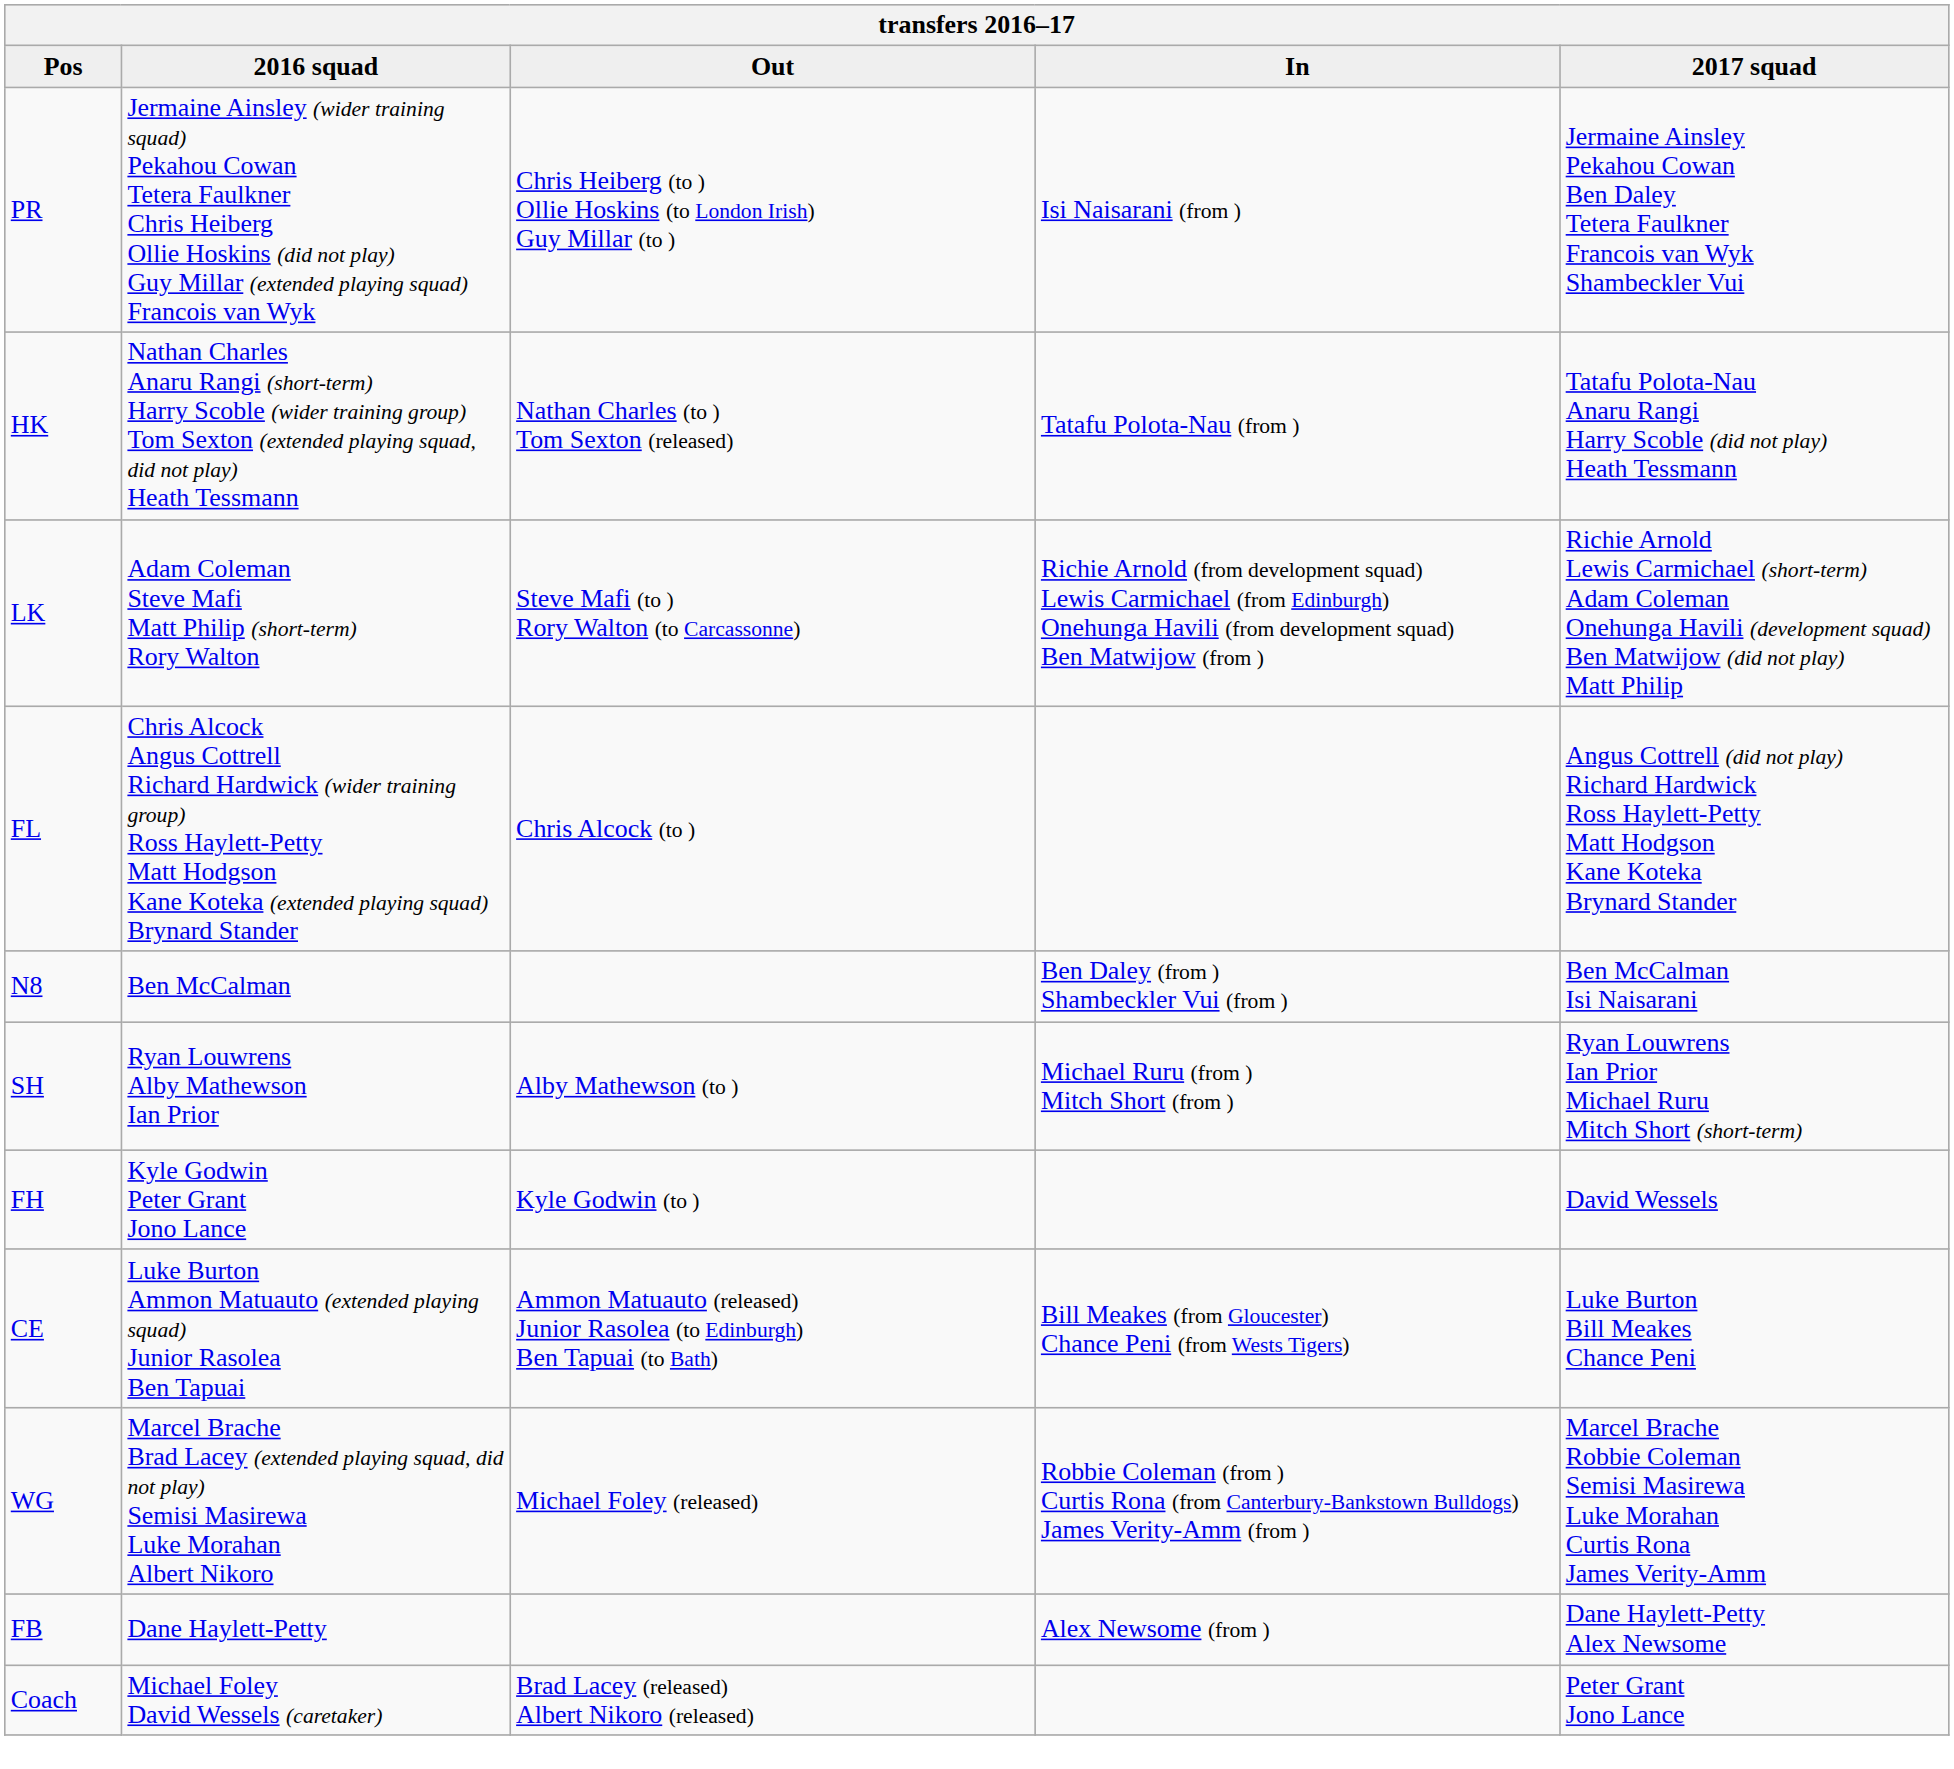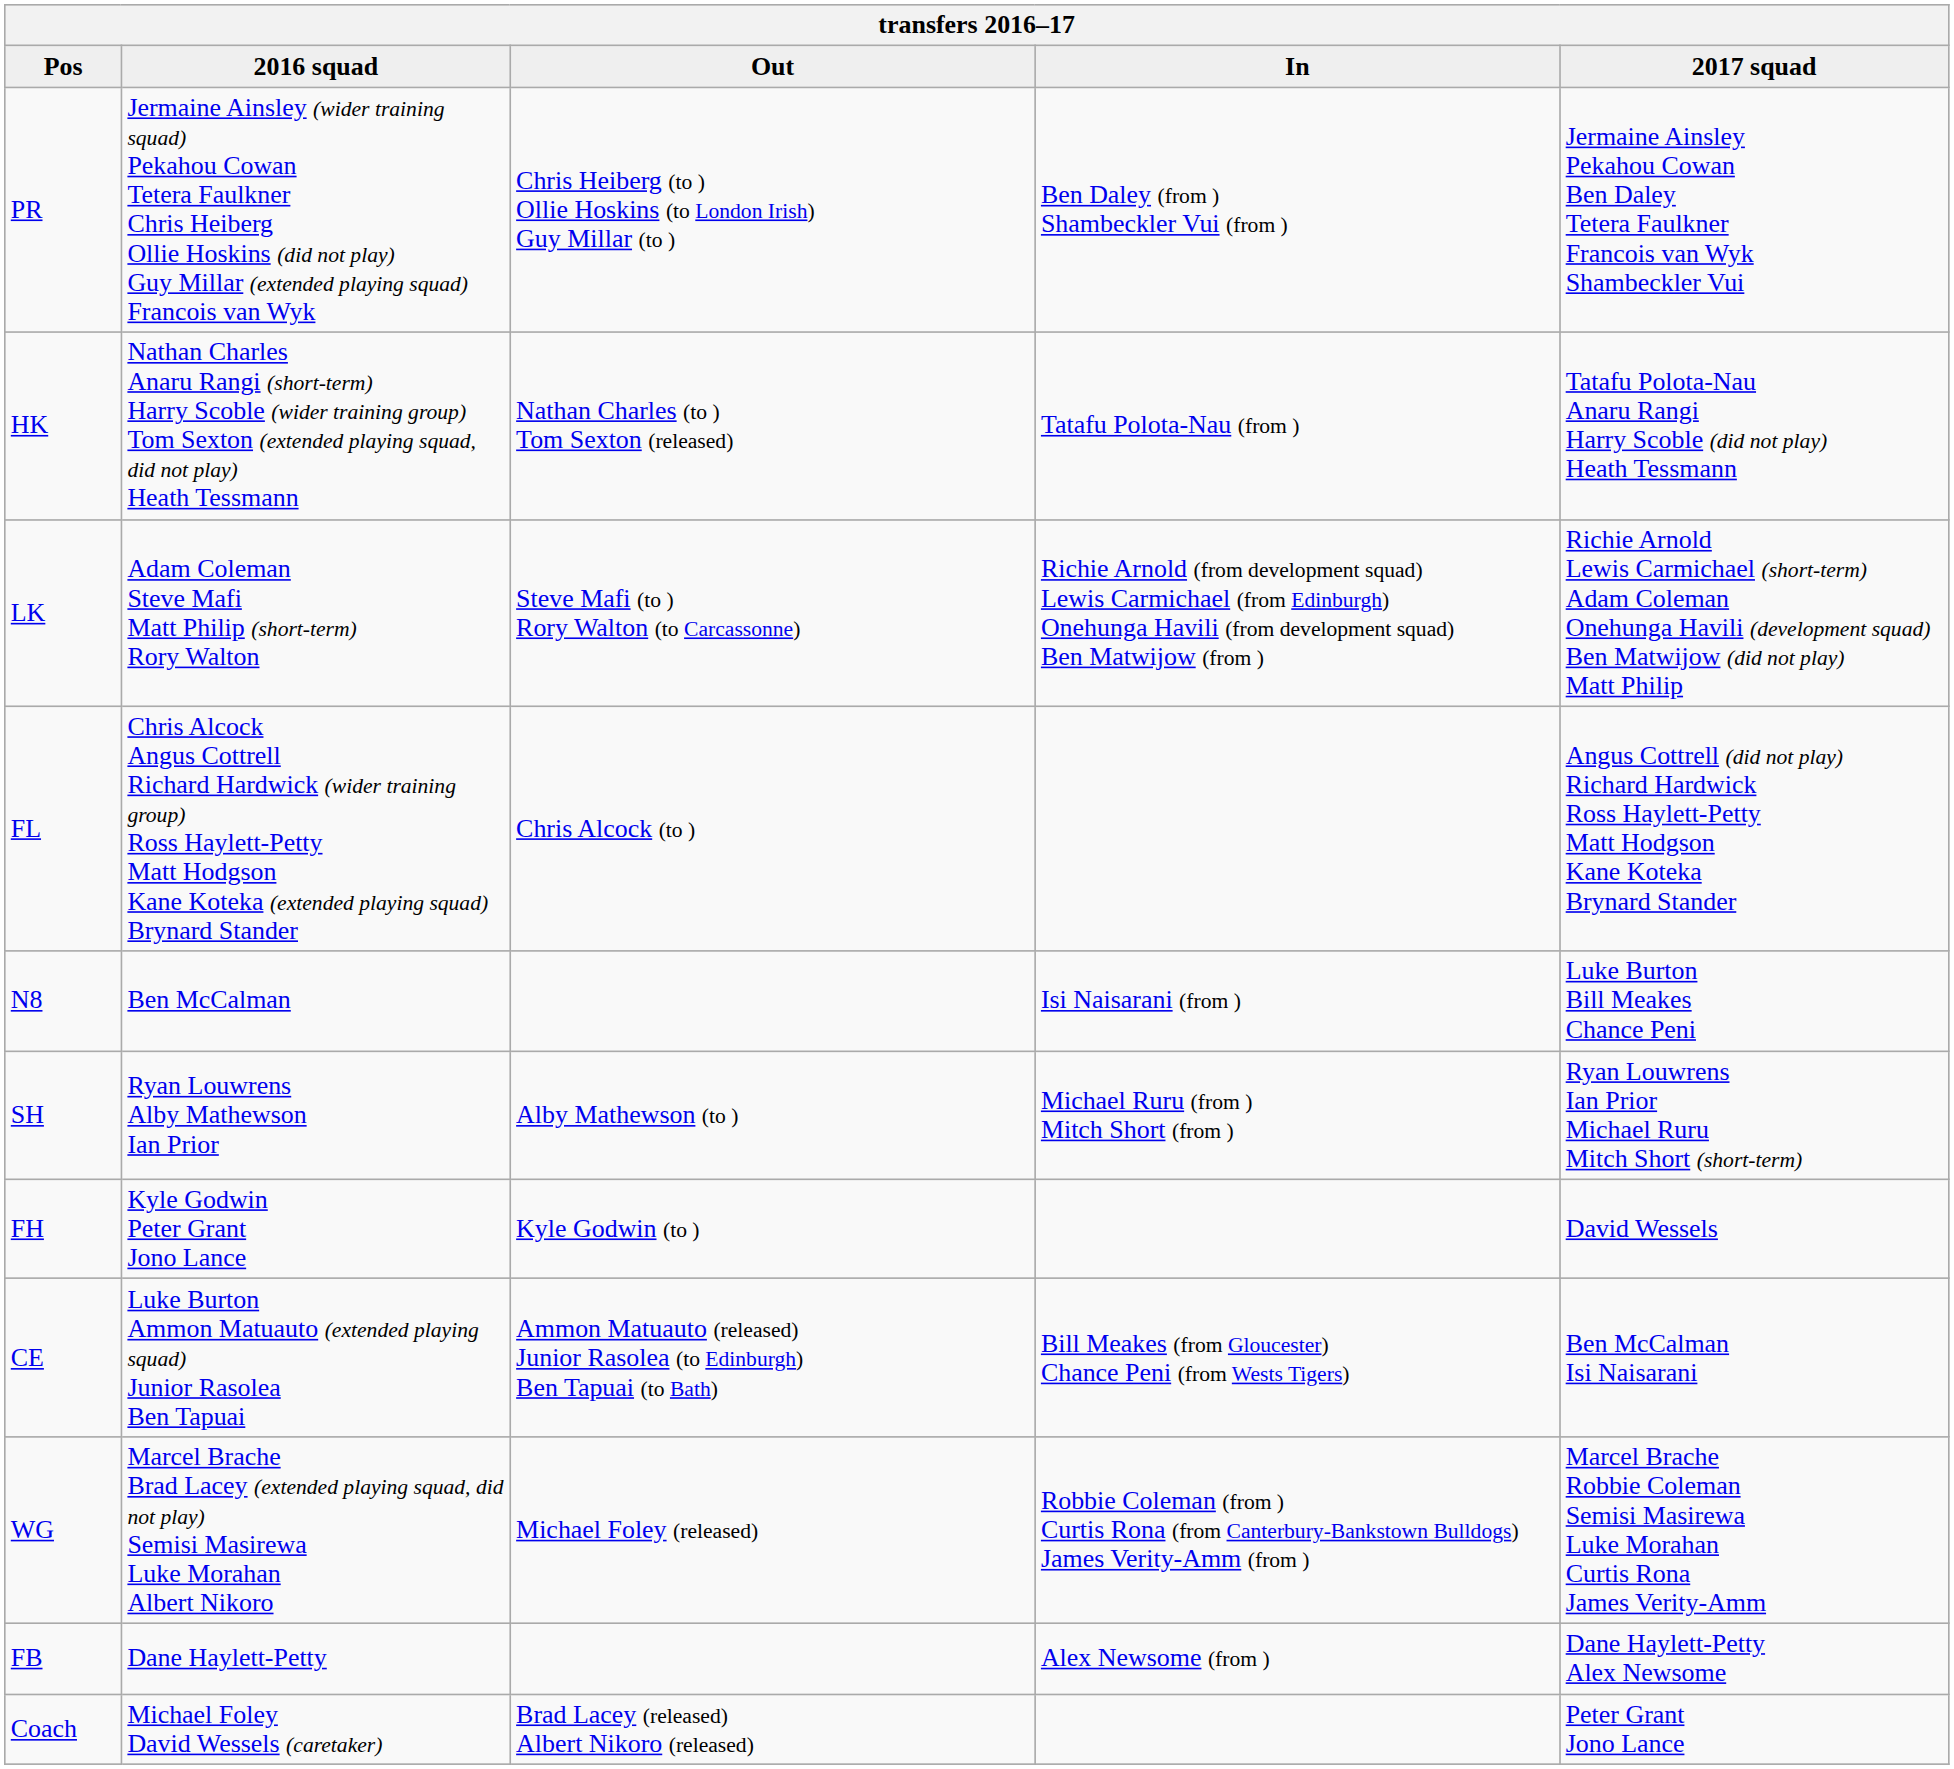(1141, 209) Isi Naisarani (from ) -> (1164, 209) Ben Daley (from ) Shambeckler Vui (from )
(1164, 986) Ben Daley (from ) Shambeckler Vui (from ) -> (1141, 1000) Isi Naisarani (from )
(1647, 986) Ben McCalman Isi Naisarani -> (1632, 1000) Luke Burton Bill Meakes Chance Peni
(1632, 1328) Luke Burton Bill Meakes Chance Peni -> (1647, 1357) Ben McCalman Isi Naisarani
